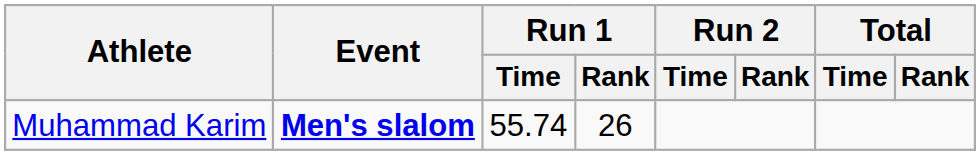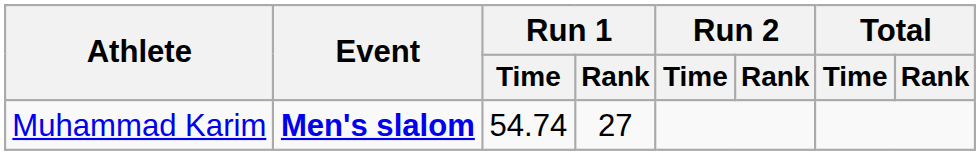(528, 125) 55.74 -> (528, 125) 54.74
(615, 125) 26 -> (615, 125) 27
